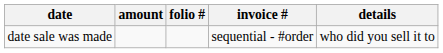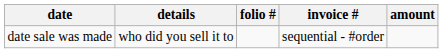columns swapped: (377, 15) <-> (141, 15)
